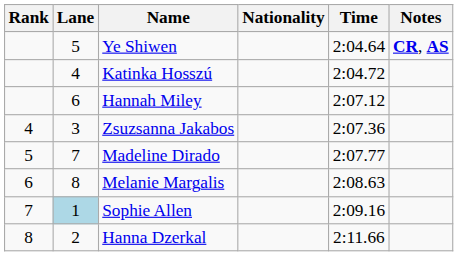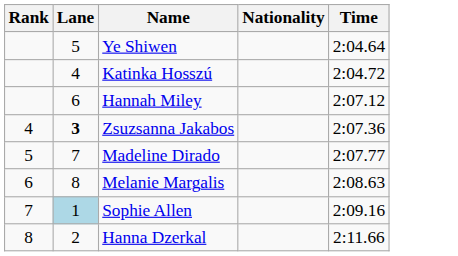- column: (421, 18)
(76, 127) normal -> (76, 127) bold
